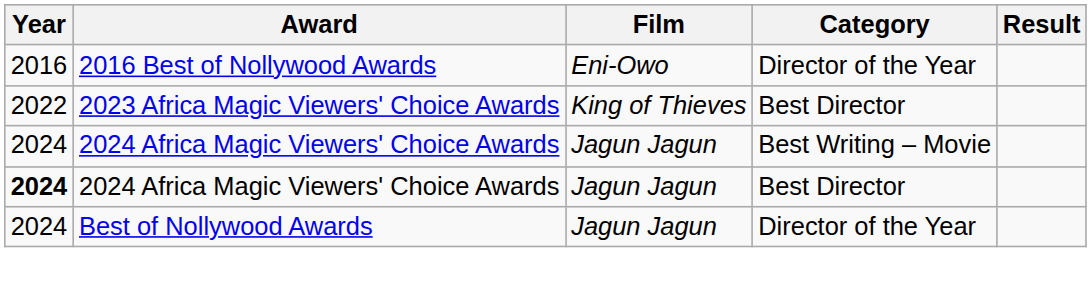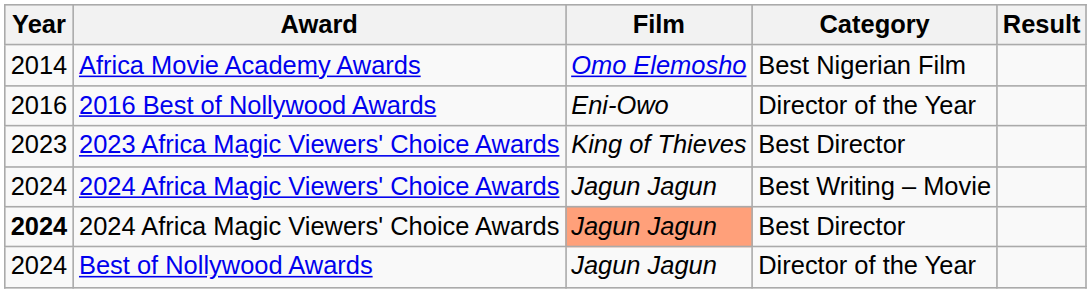+ row: (250, 65)
(39, 105) 2022 -> (39, 145) 2023
(644, 186) no background -> (644, 226) lightsalmon background
